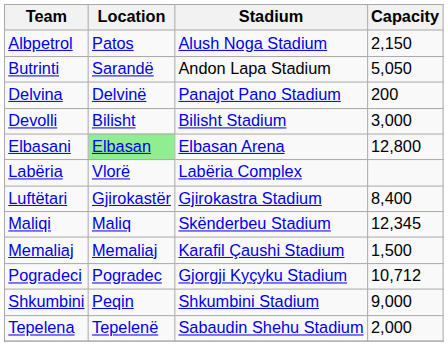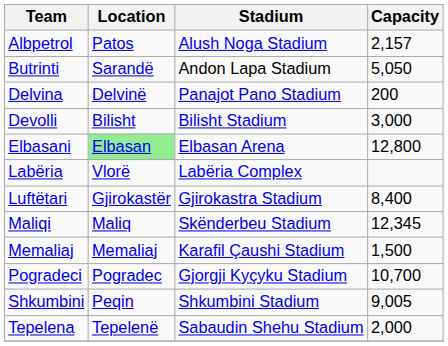(391, 43) 2,150 -> (391, 43) 2,157
(396, 276) 10,712 -> (396, 276) 10,700
(391, 302) 9,000 -> (391, 302) 9,005
